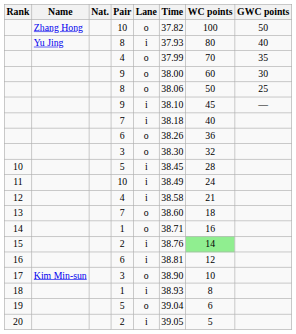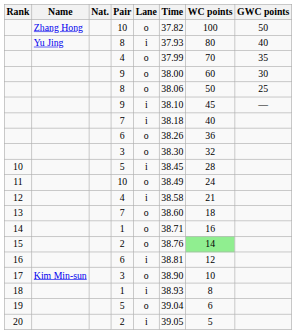(146, 182) i -> (146, 182) o
(146, 244) i -> (146, 244) o
